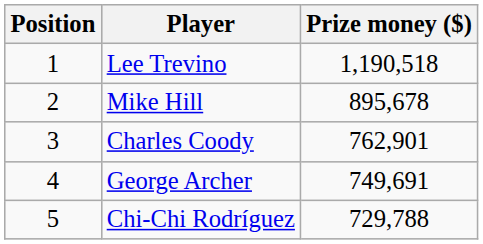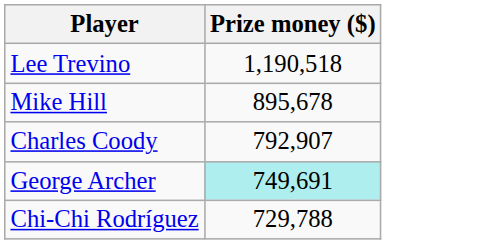- column: (53, 24)
(389, 141) 762,901 -> (293, 141) 792,907
(389, 180) no background -> (293, 180) paleturquoise background
